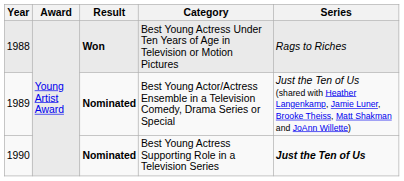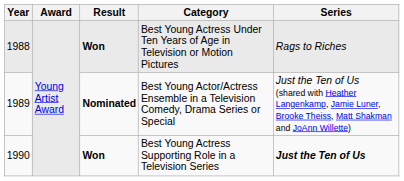(109, 155) Nominated -> (94, 155) Won
